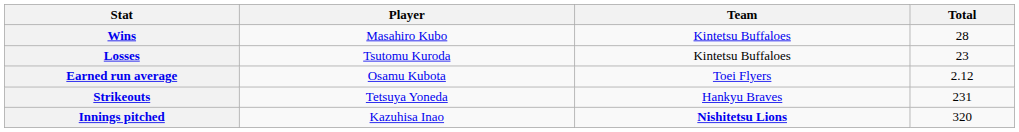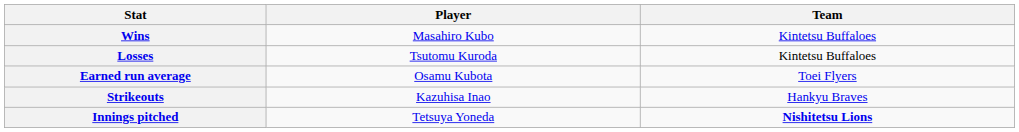- column: (962, 14)
(407, 96) Tetsuya Yoneda -> (453, 96) Kazuhisa Inao
(407, 117) Kazuhisa Inao -> (453, 117) Tetsuya Yoneda
